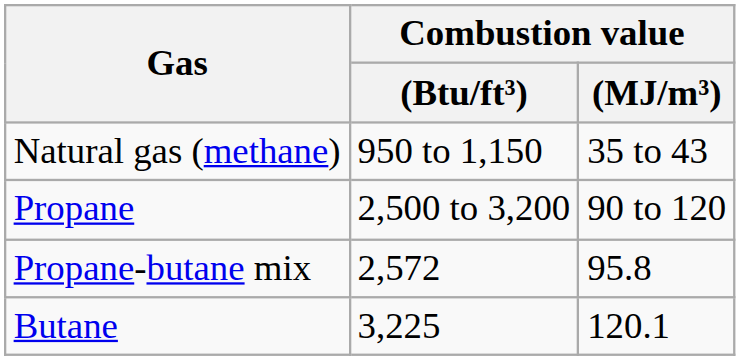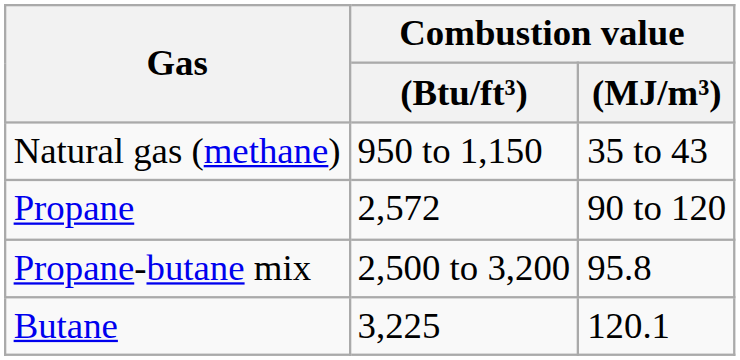(464, 208) 2,500 to 3,200 -> (399, 208) 2,572
(399, 267) 2,572 -> (464, 267) 2,500 to 3,200
